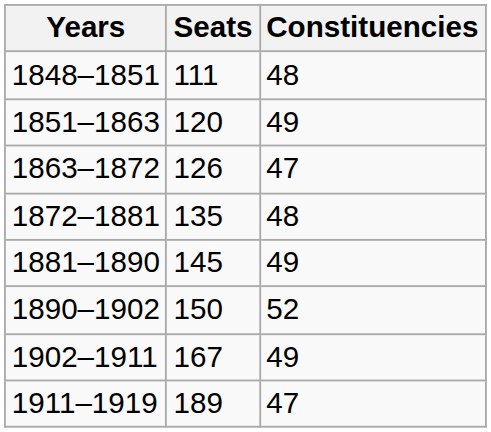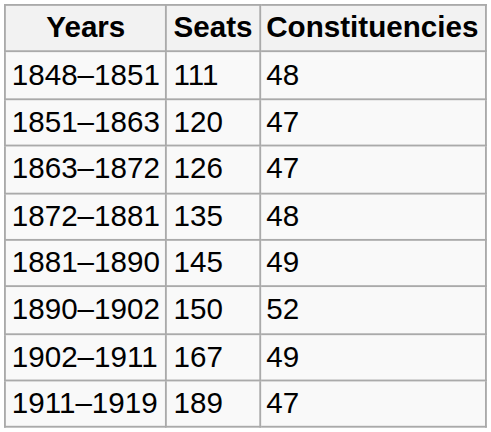(283, 121) 49 -> (283, 121) 47
